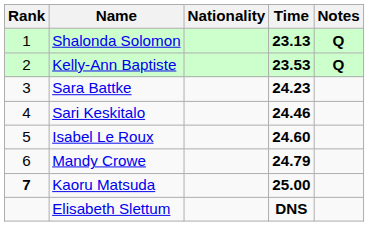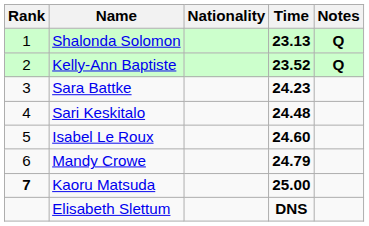(291, 64) 23.53 -> (291, 64) 23.52
(291, 112) 24.46 -> (291, 112) 24.48
